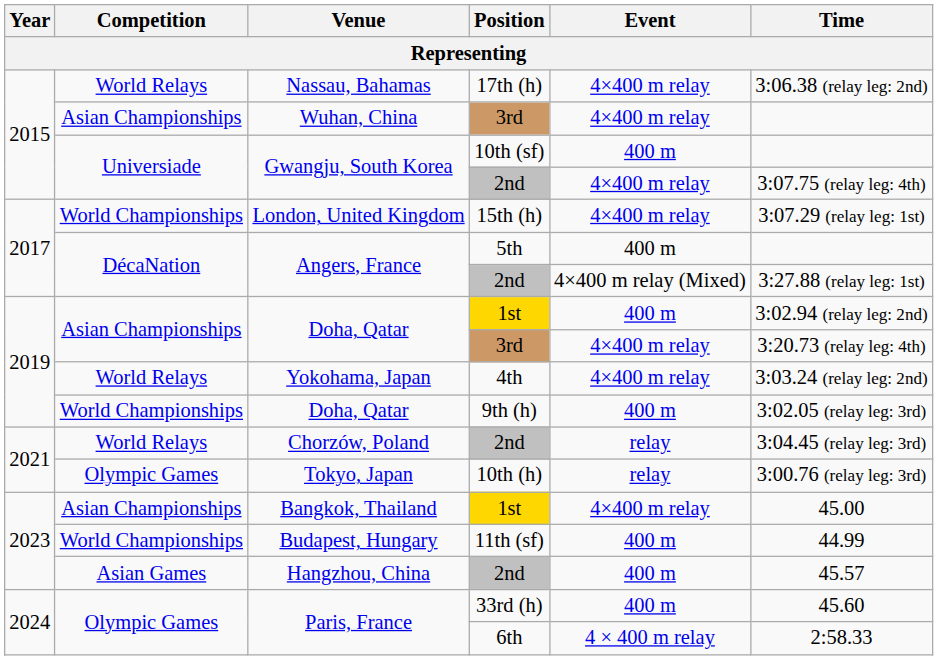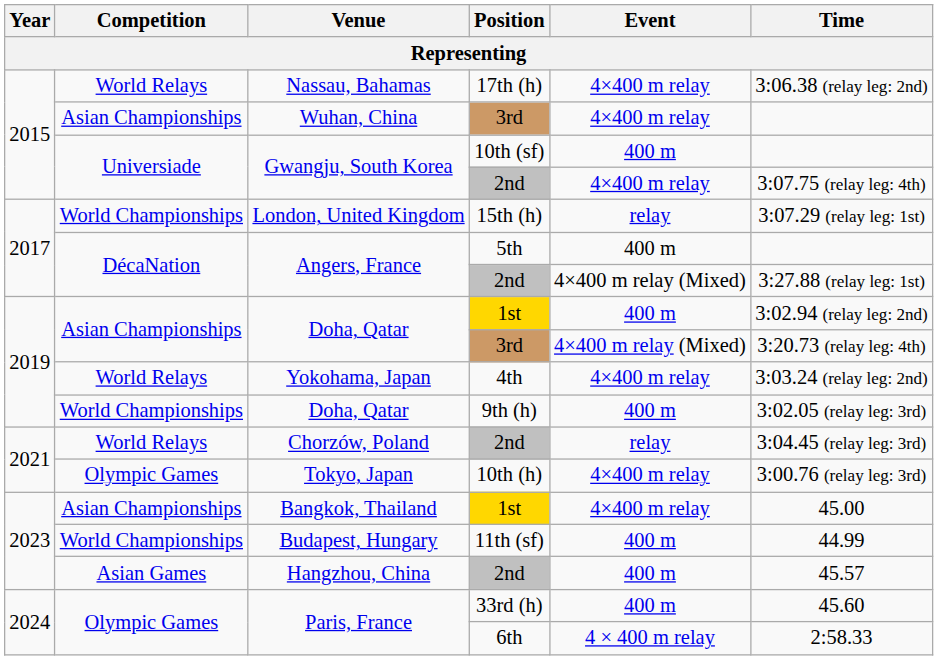(650, 215) 4×400 m relay -> (650, 215) relay
(650, 345) 4×400 m relay -> (650, 345) 4×400 m relay (Mixed)
(650, 475) relay -> (650, 475) 4×400 m relay
